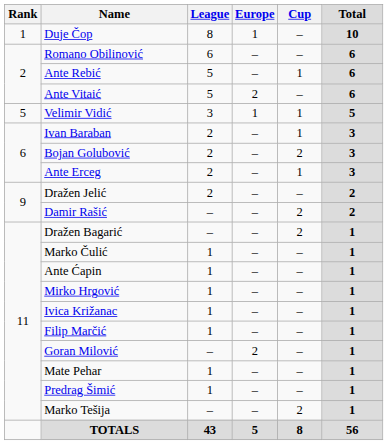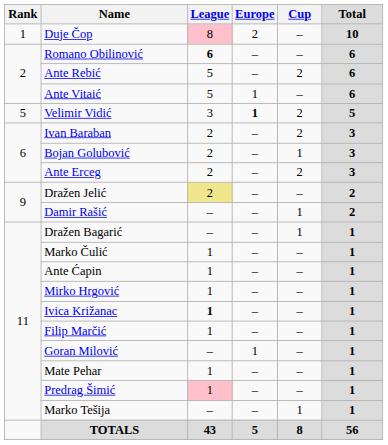(210, 34) no background -> (210, 34) pink background
(255, 34) 1 -> (255, 34) 2
(210, 53) normal -> (210, 53) bold
(300, 73) 1 -> (300, 73) 2
(255, 93) 2 -> (255, 93) 1
(255, 113) normal -> (255, 113) bold
(300, 113) 1 -> (300, 113) 2
(300, 133) 1 -> (300, 133) 2
(300, 152) 2 -> (300, 152) 1
(300, 172) 1 -> (300, 172) 2
(210, 192) no background -> (210, 192) khaki background
(300, 212) 2 -> (300, 212) 1
(300, 232) 2 -> (300, 232) 1
(210, 311) normal -> (210, 311) bold
(255, 350) 2 -> (255, 350) 1
(210, 390) no background -> (210, 390) pink background
(300, 410) 2 -> (300, 410) 1
